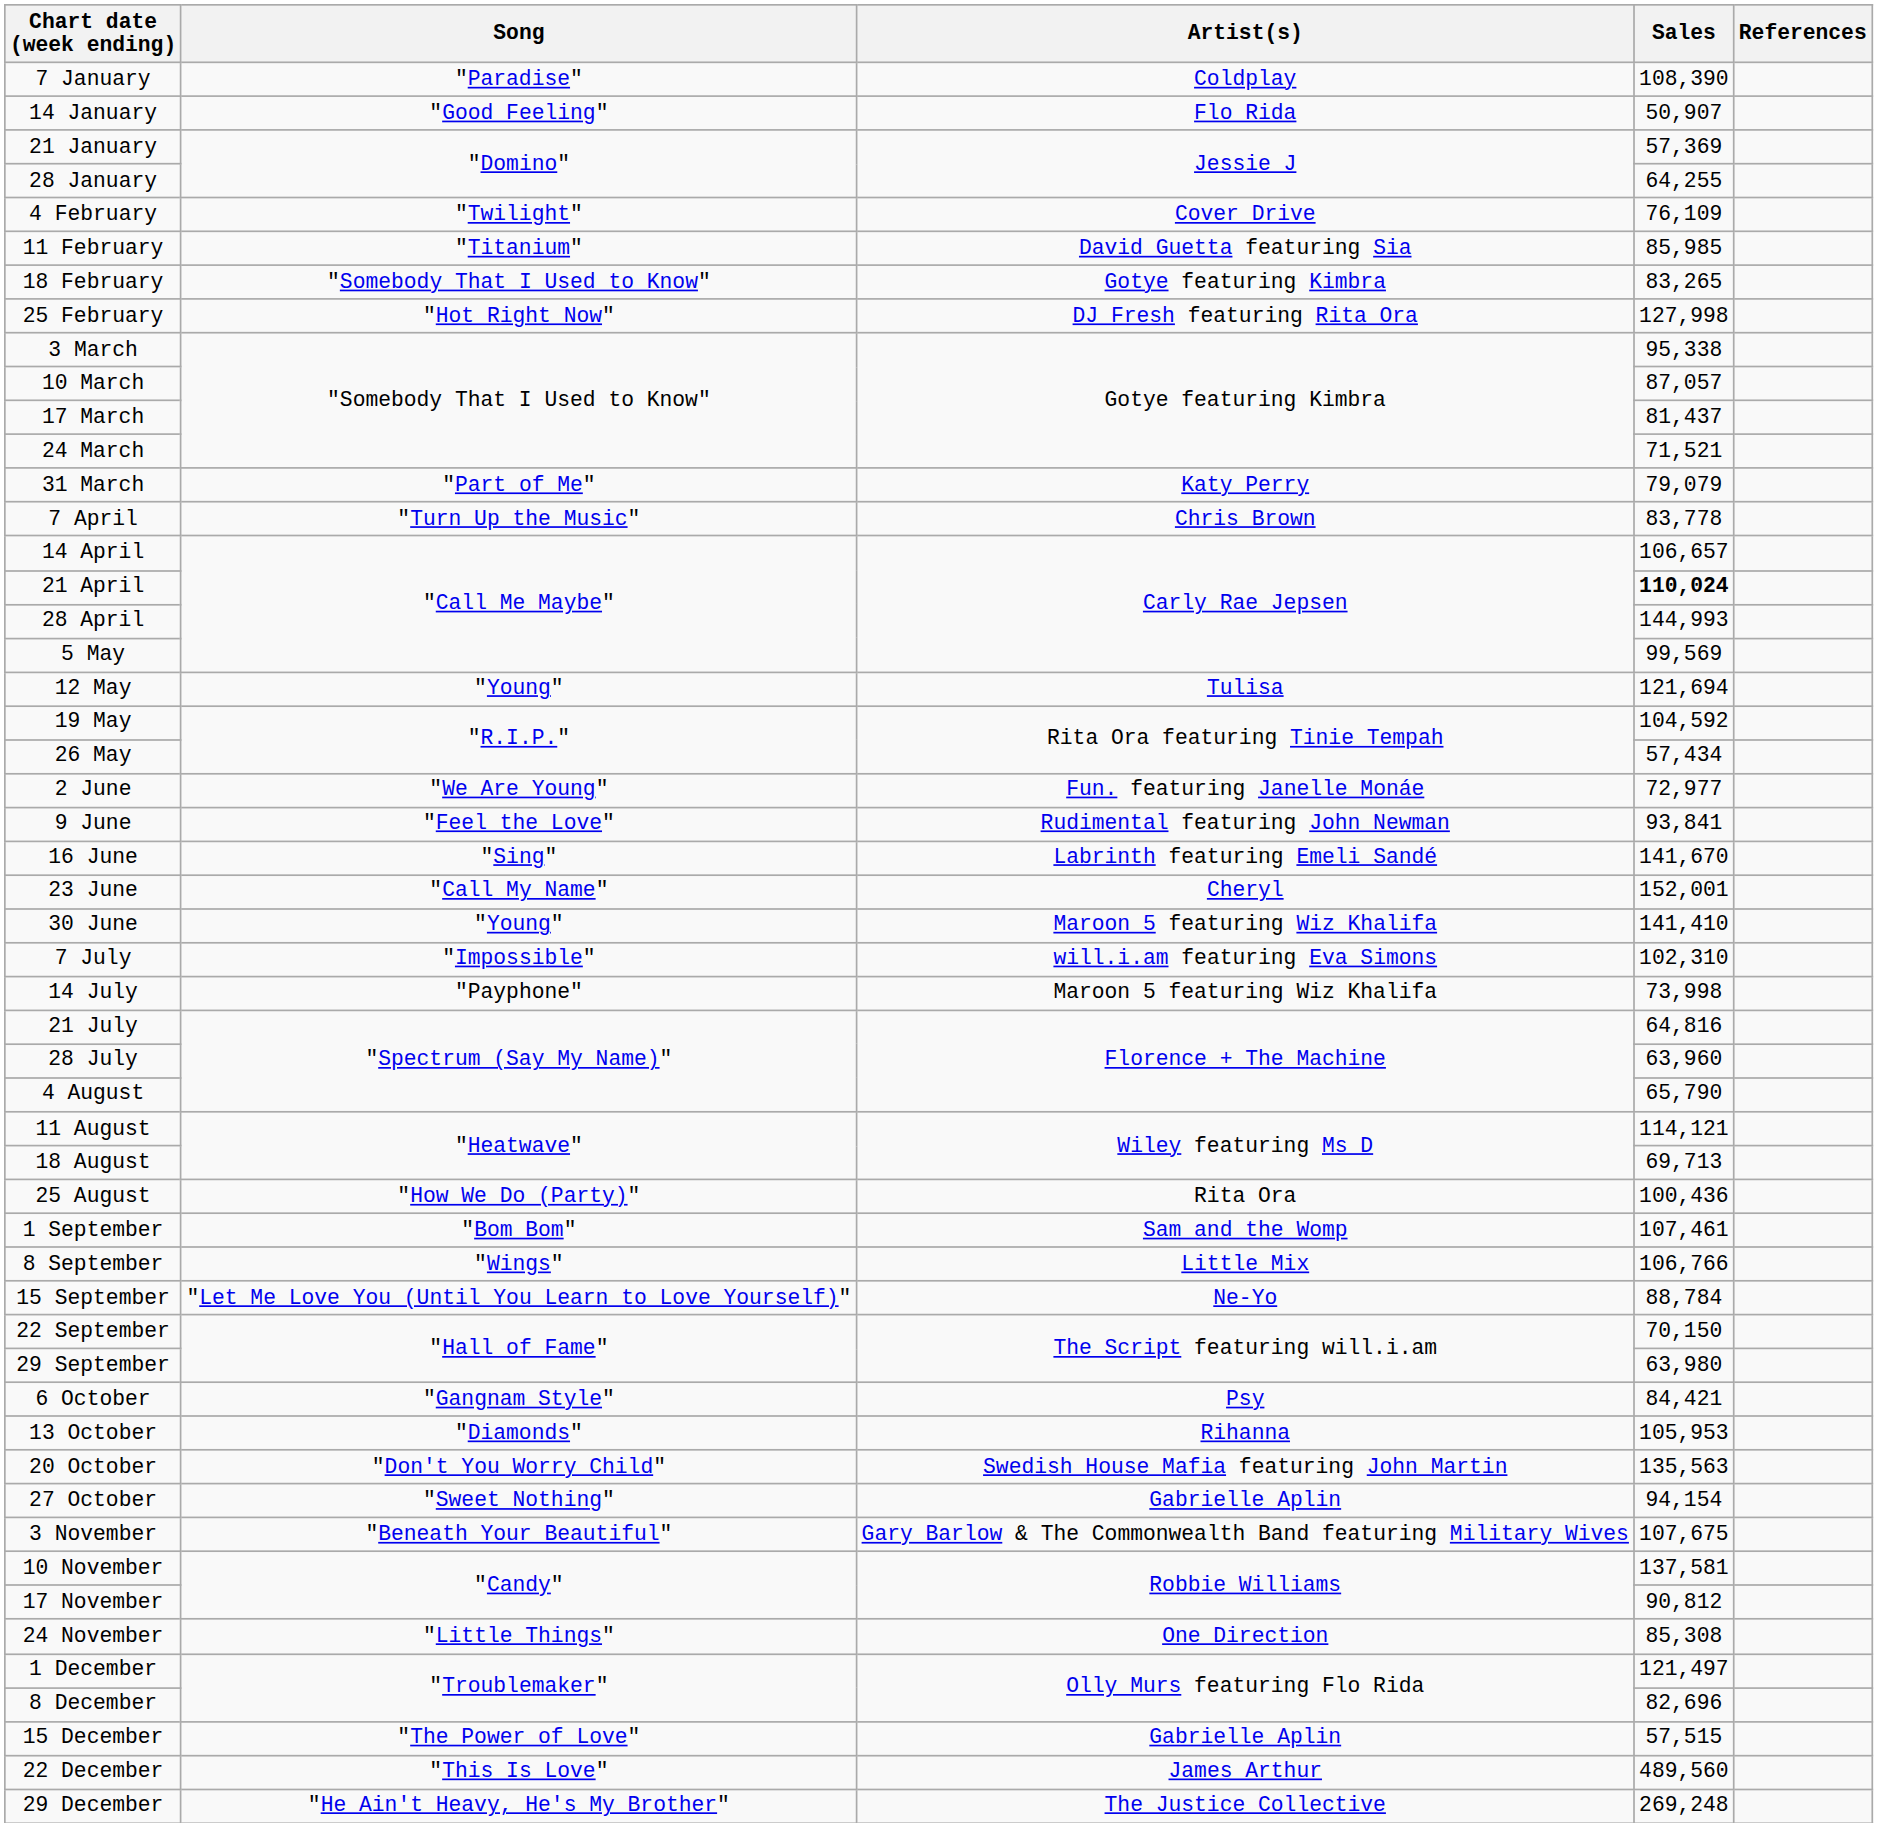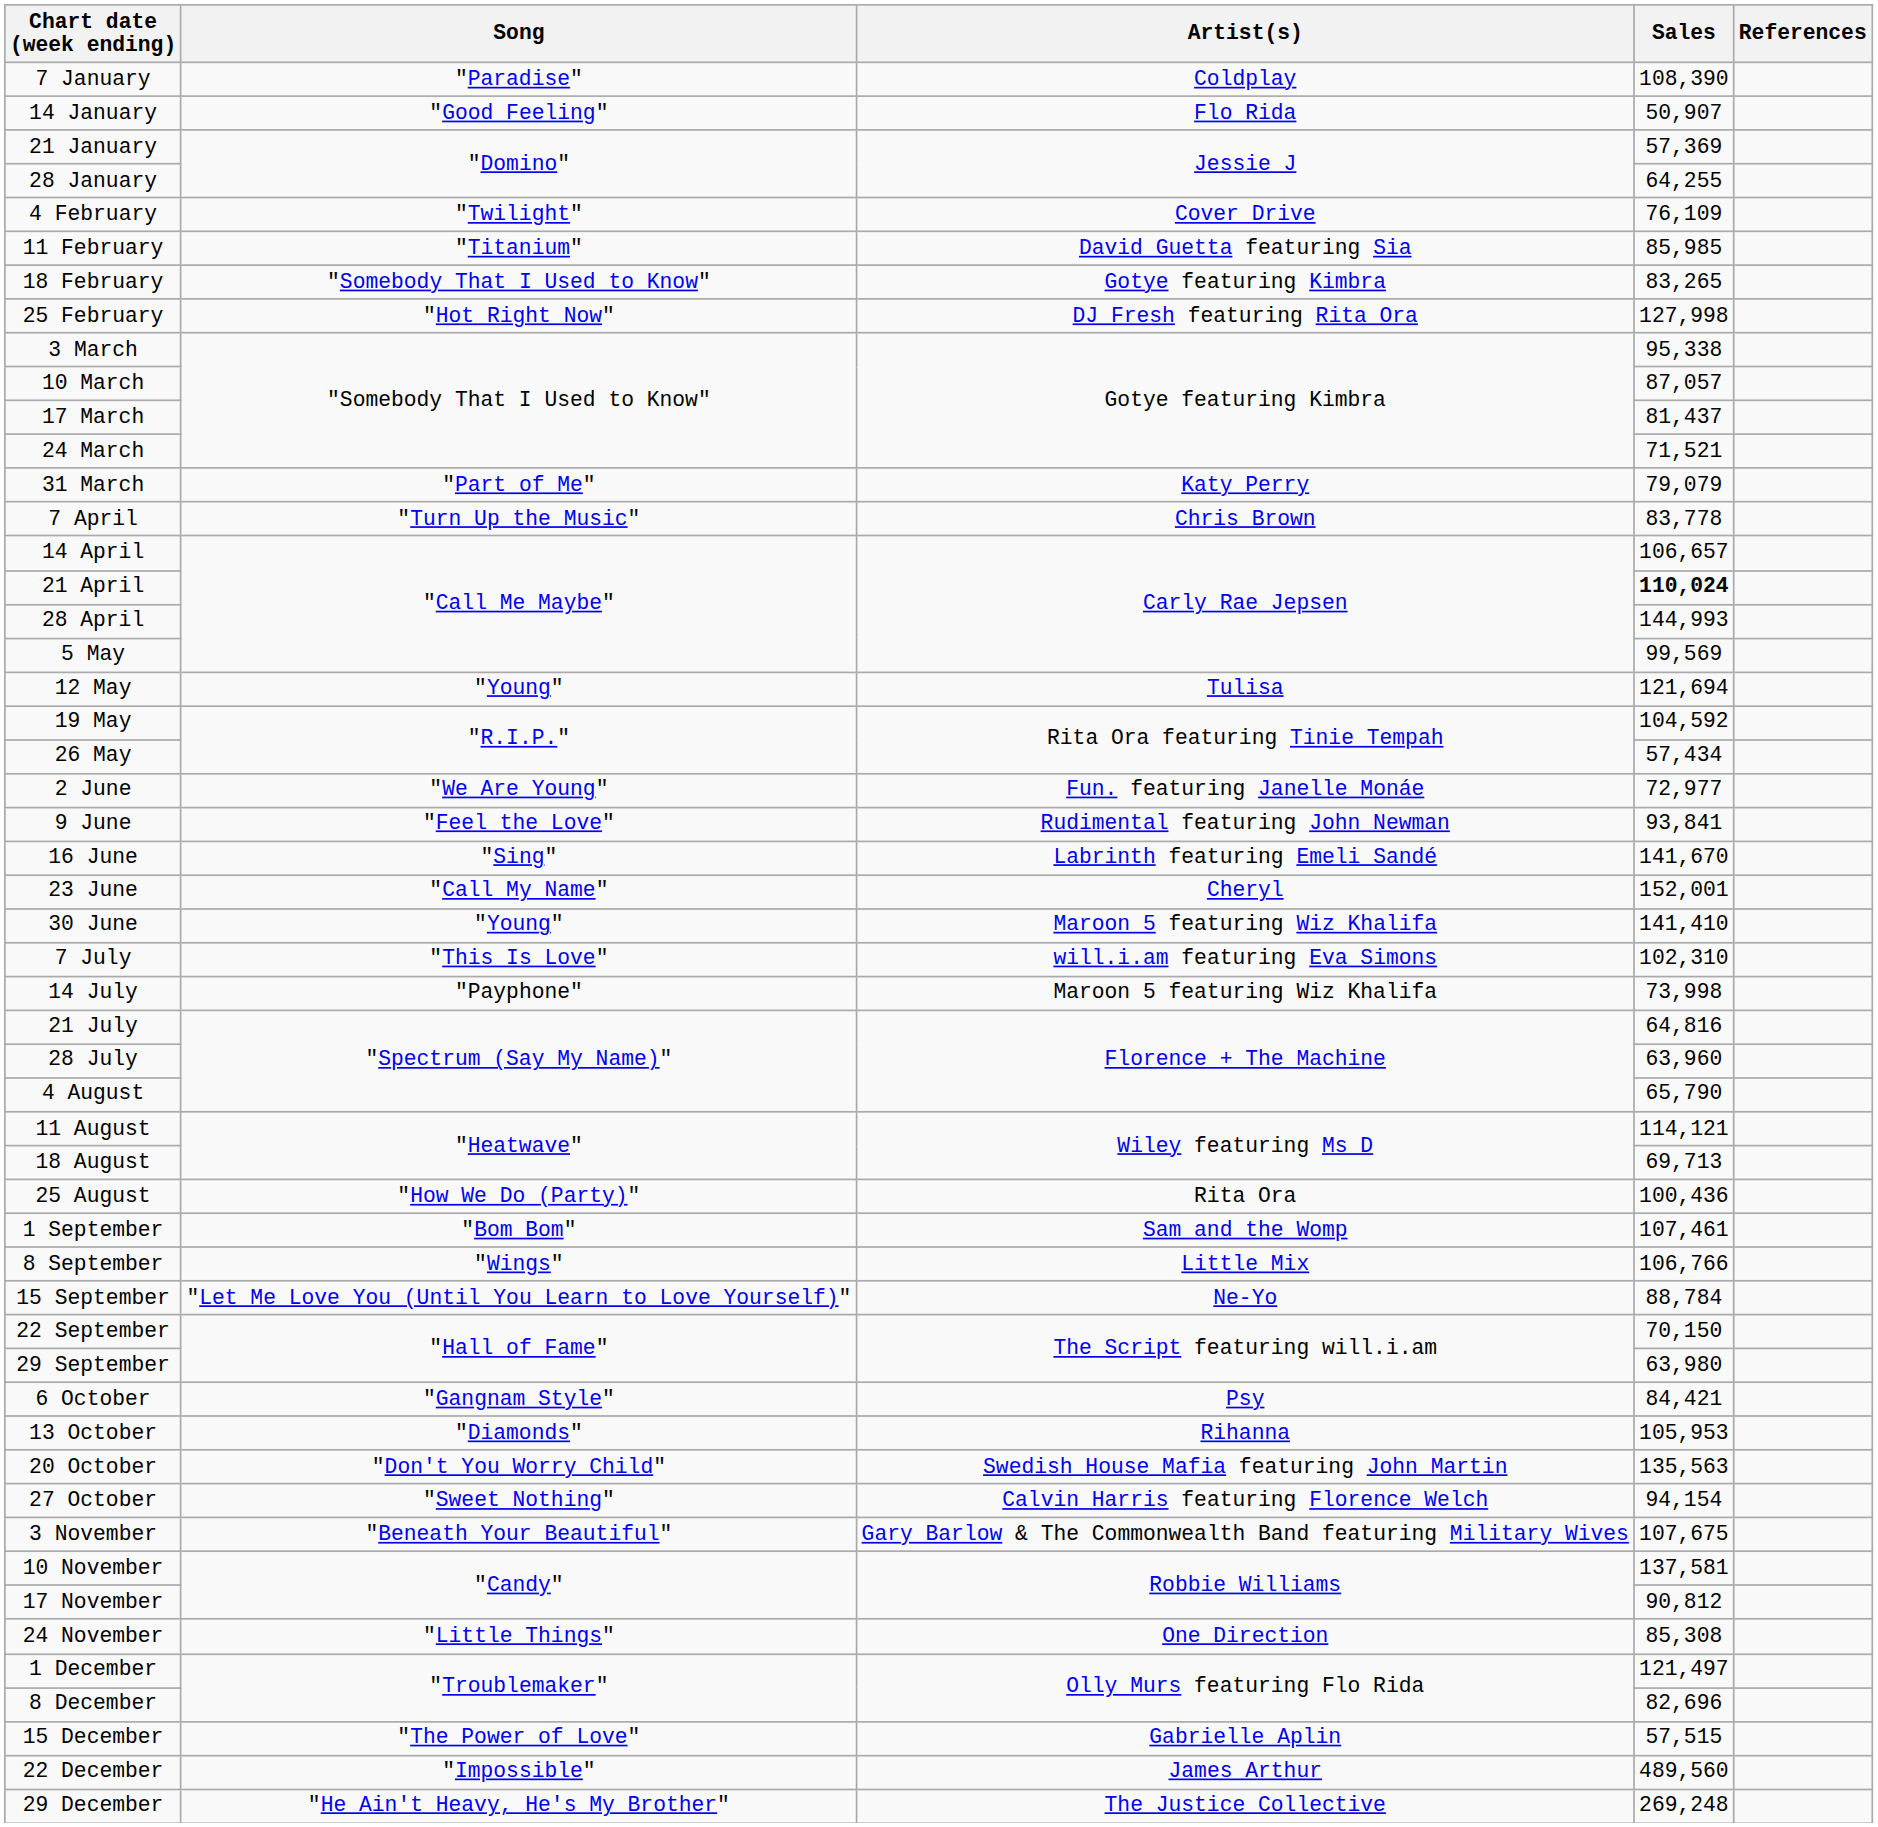(519, 959) "Impossible" -> (519, 959) "This Is Love"
(1245, 1501) Gabrielle Aplin -> (1245, 1501) Calvin Harris featuring Florence Welch
(519, 1772) "This Is Love" -> (519, 1772) "Impossible"
